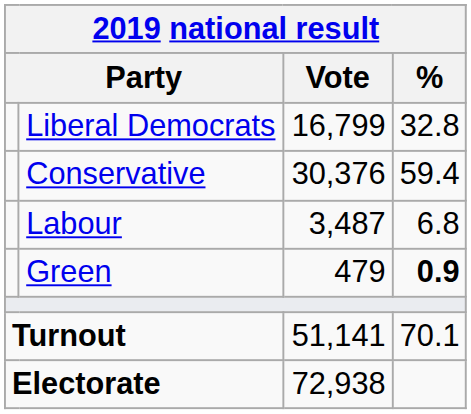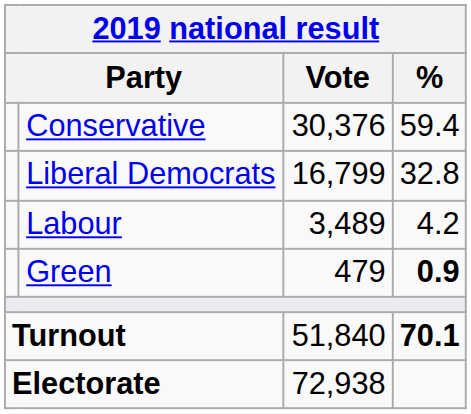rows swapped: (116, 175) <-> (151, 126)
(347, 223) 3,487 -> (347, 223) 3,489
(438, 223) 6.8 -> (438, 223) 4.2
(339, 335) 51,141 -> (339, 335) 51,840
(430, 335) normal -> (430, 335) bold
